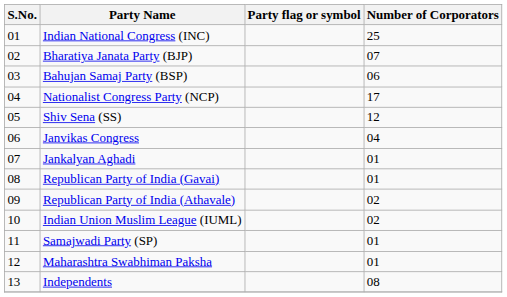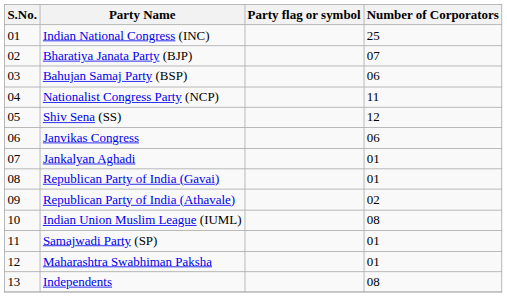(373, 96) 17 -> (373, 96) 11
(373, 138) 04 -> (373, 138) 06
(373, 220) 02 -> (373, 220) 08
